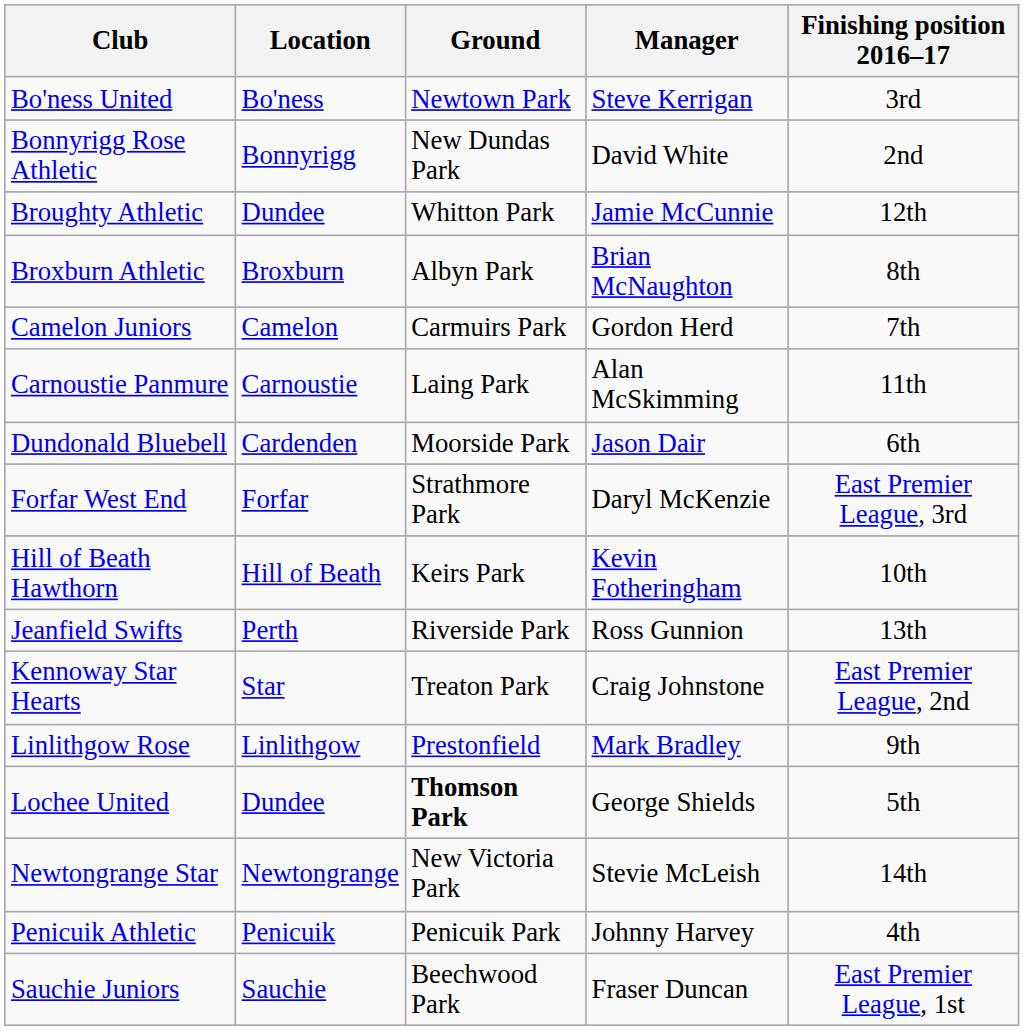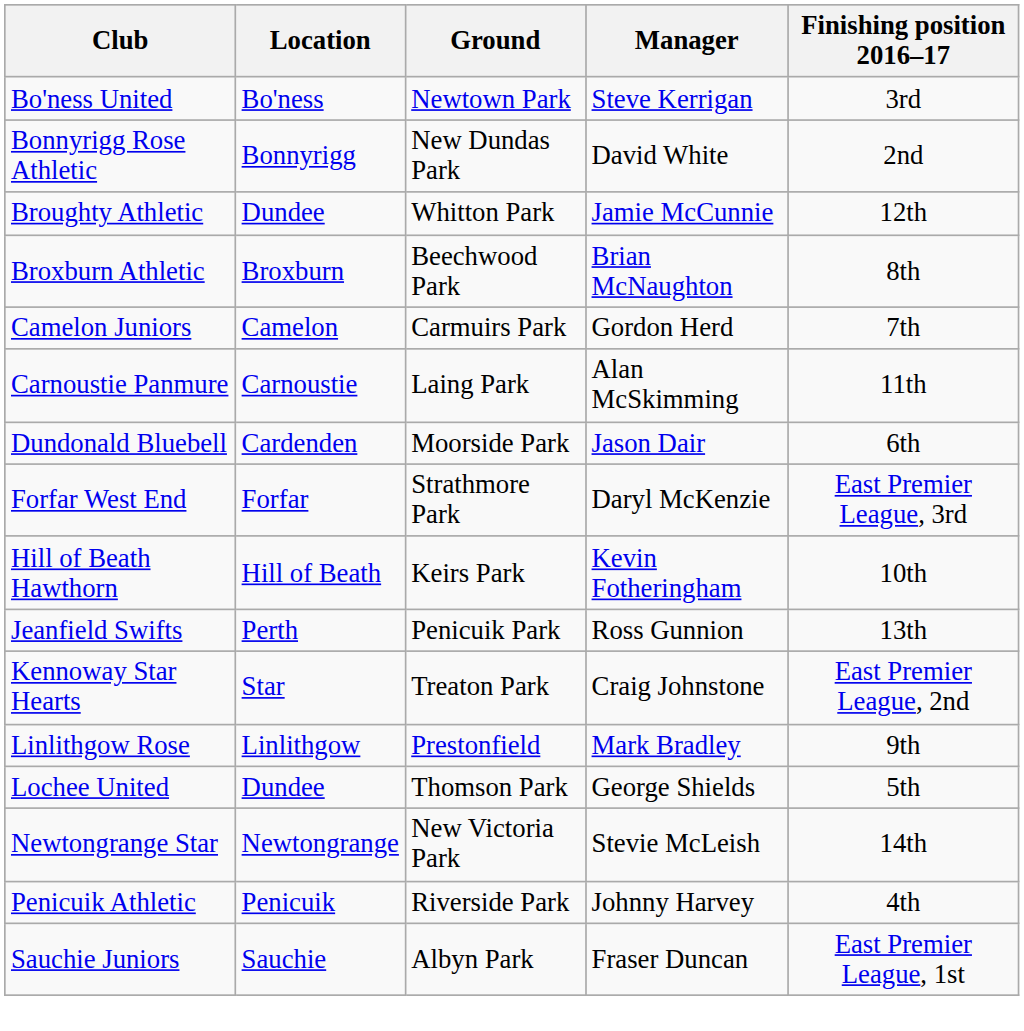(472, 270) Albyn Park -> (474, 270) Beechwood Park
(490, 629) Riverside Park -> (486, 629) Penicuik Park
(465, 802) bold -> (490, 786) normal
(486, 931) Penicuik Park -> (490, 901) Riverside Park
(474, 989) Beechwood Park -> (472, 959) Albyn Park
